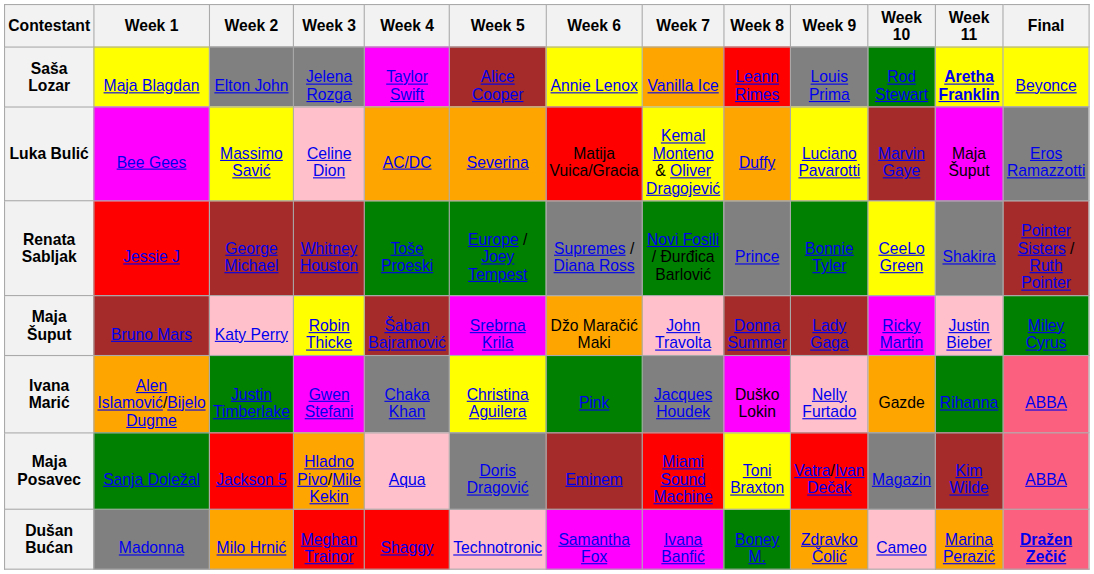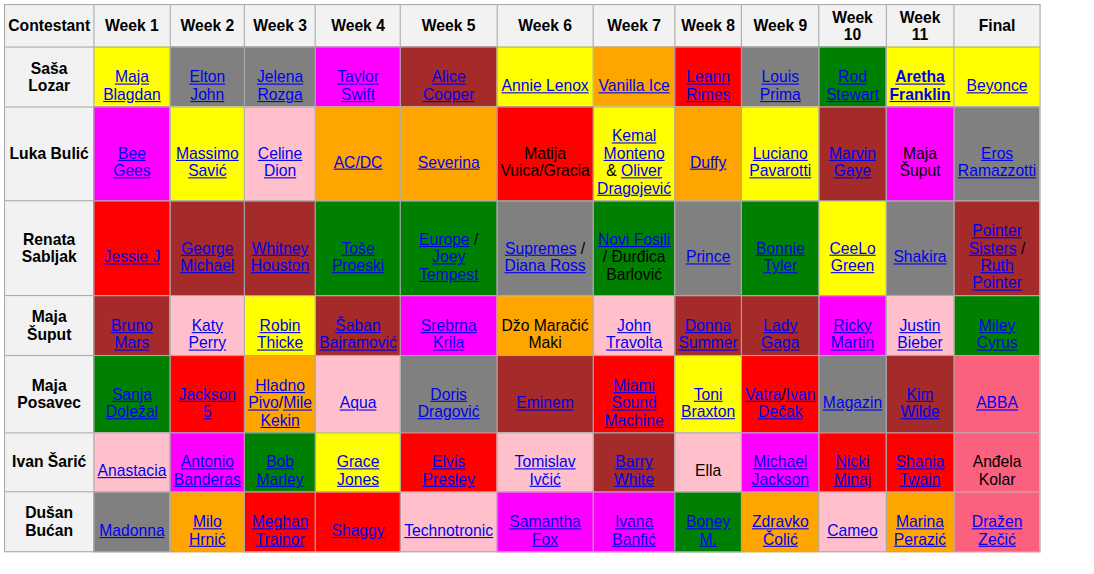- row: (49, 394)
+ row: (49, 463)
(1046, 548) bold -> (997, 531) normal
